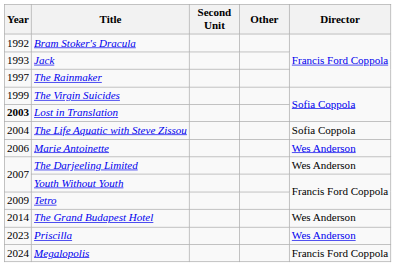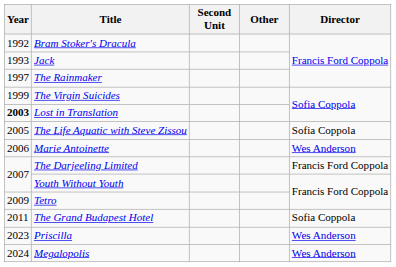(18, 130) 2004 -> (18, 130) 2005
(324, 165) Wes Anderson -> (340, 165) Francis Ford Coppola
(18, 218) 2014 -> (18, 218) 2011
(324, 218) Wes Anderson -> (324, 218) Sofia Coppola
(340, 253) Francis Ford Coppola -> (324, 253) Wes Anderson
